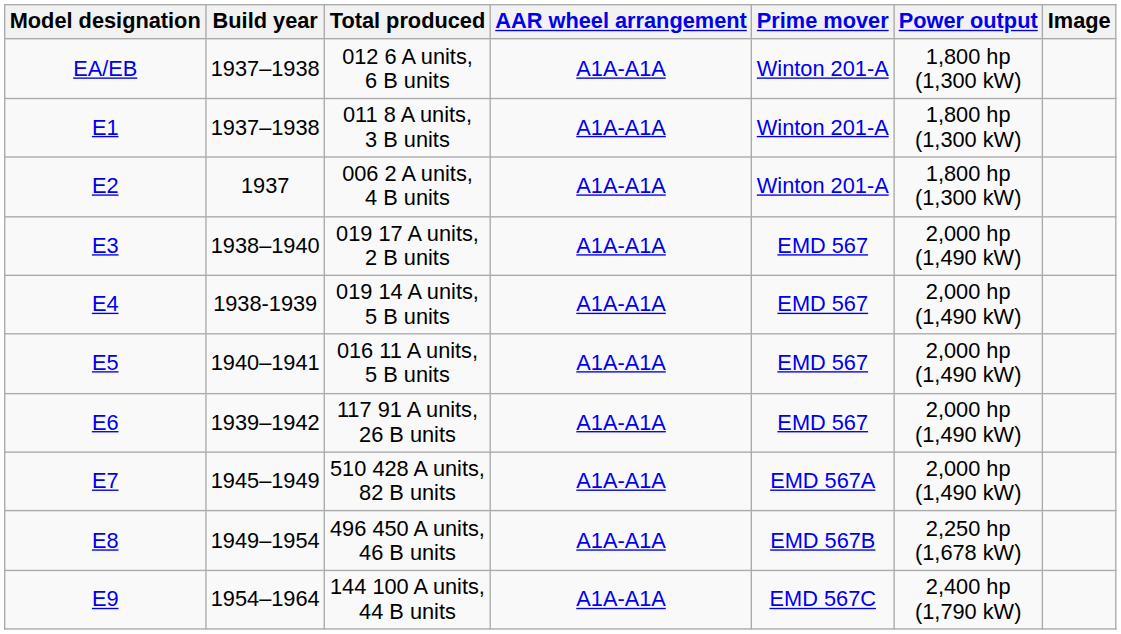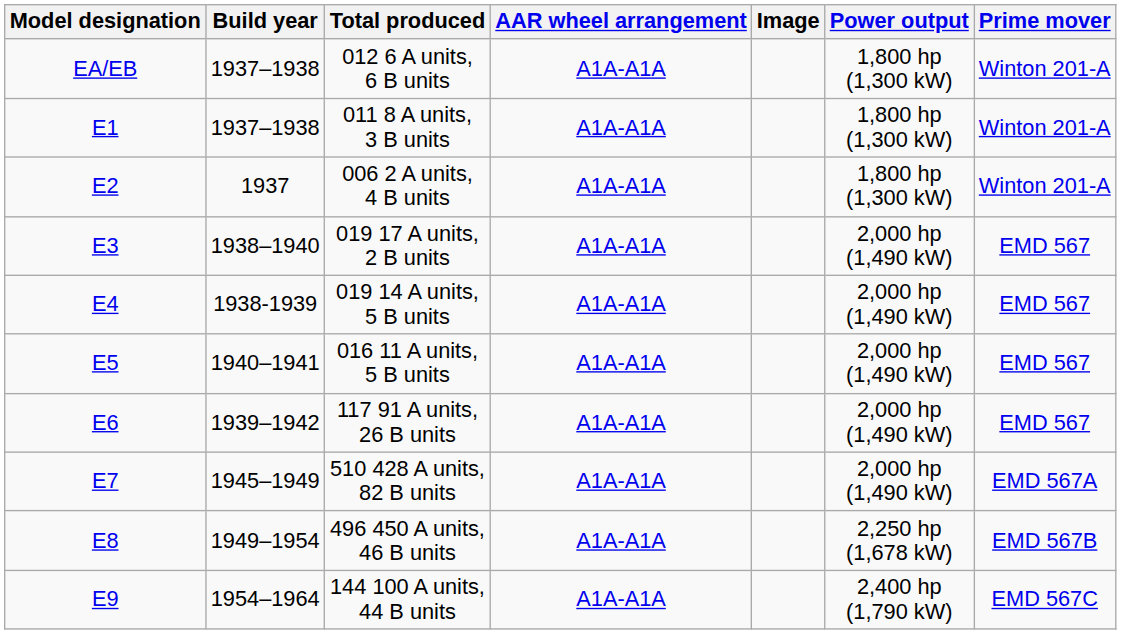columns swapped: (823, 21) <-> (1079, 21)
